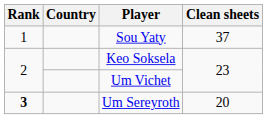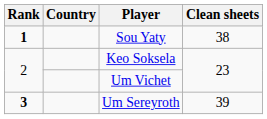(24, 37) normal -> (24, 37) bold
(223, 37) 37 -> (223, 37) 38
(223, 102) 20 -> (223, 102) 39
